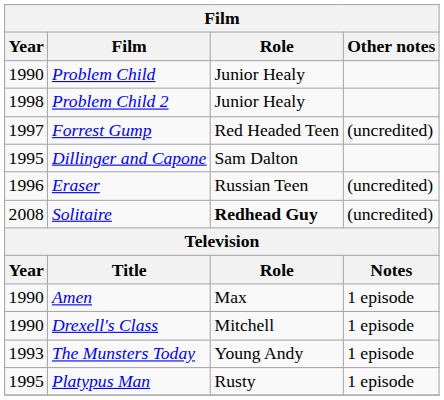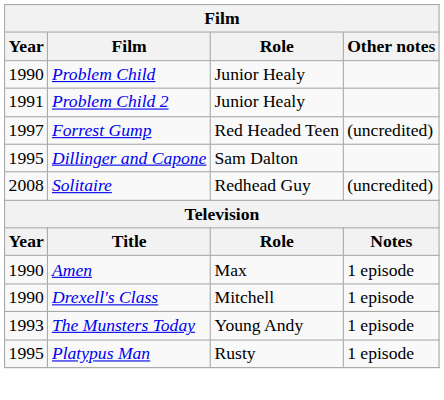(26, 102) 1998 -> (26, 102) 1991
- row: (76, 185)
(266, 213) bold -> (263, 185) normal
